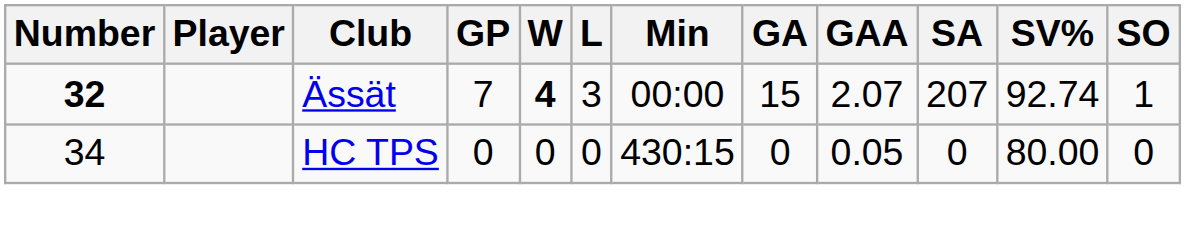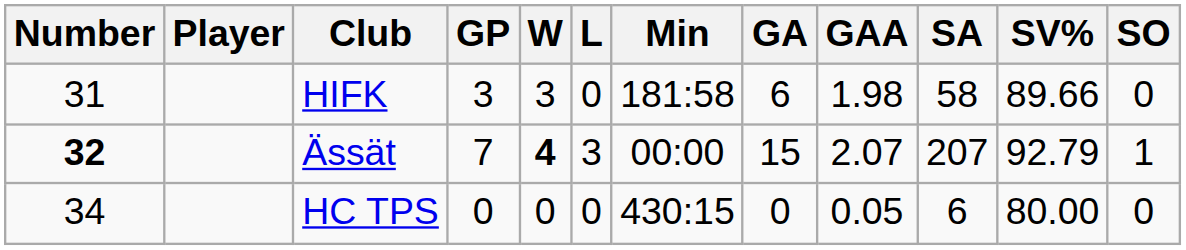+ row: (345, 93)
(1052, 93) 92.74 -> (1052, 152) 92.79
(957, 152) 0 -> (957, 212) 6
